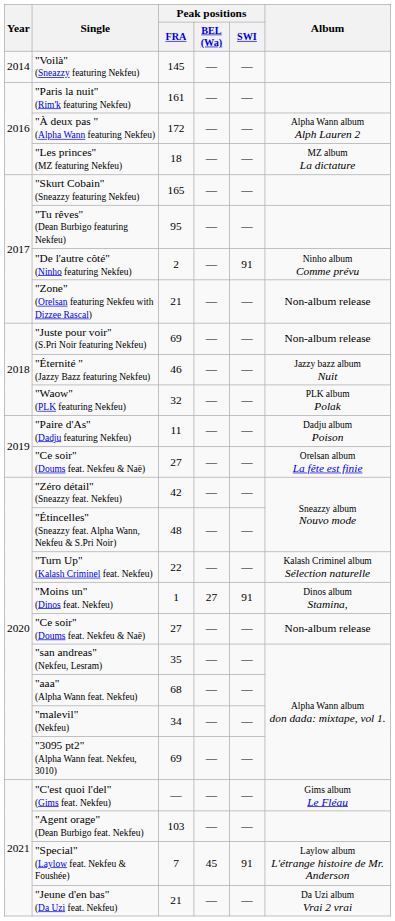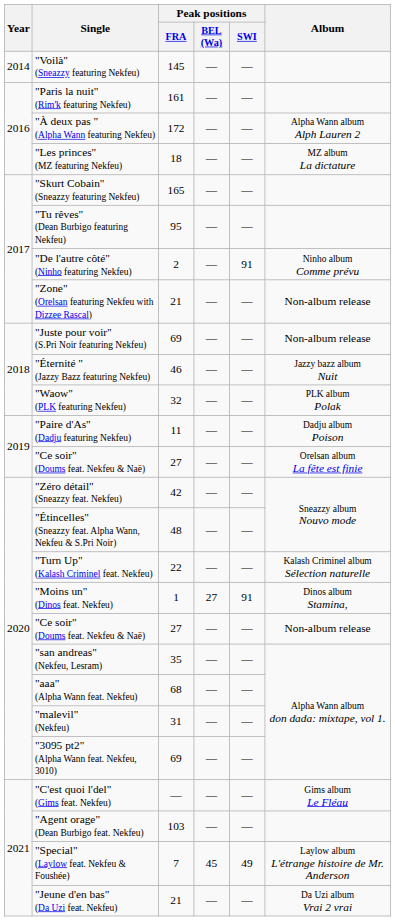(176, 721) 34 -> (176, 721) 31
(247, 863) 91 -> (247, 863) 49
